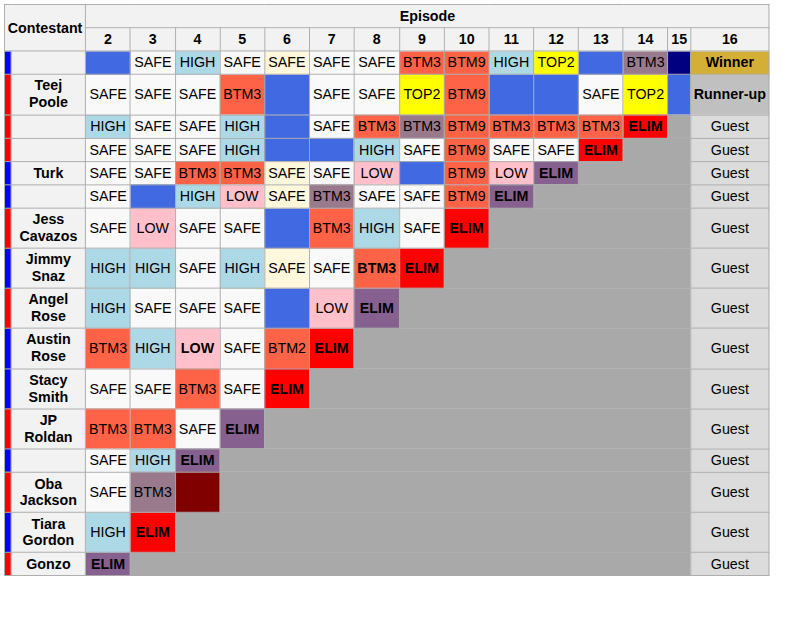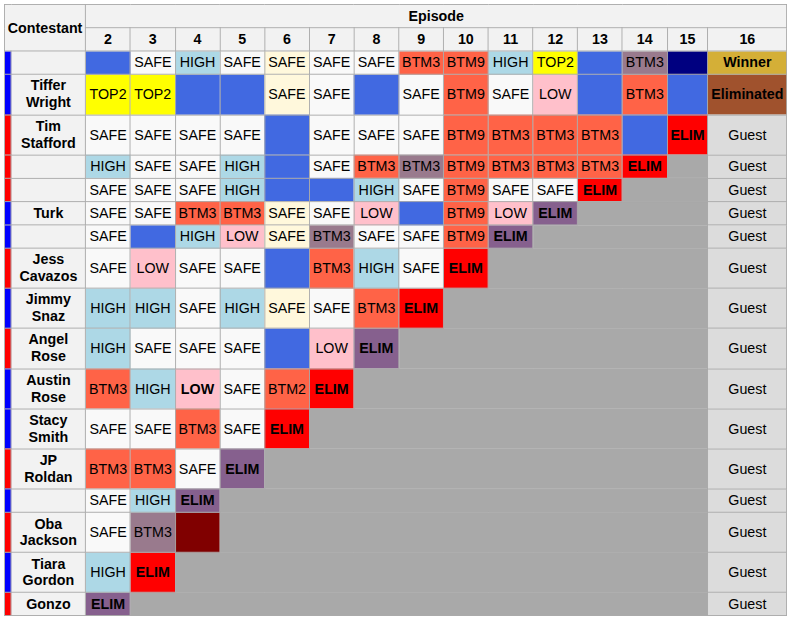- row: (48, 95)
+ row: (48, 95)
+ row: (48, 135)
(377, 268) bold -> (376, 308) normal
